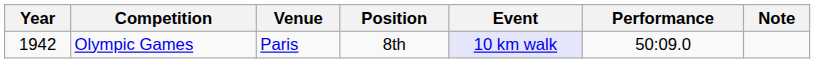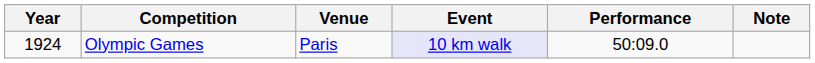- column: (394, 18)
(38, 45) 1942 -> (43, 45) 1924
